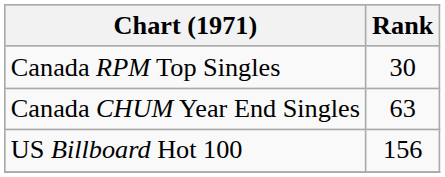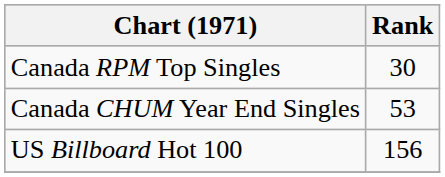(403, 108) 63 -> (403, 108) 53
